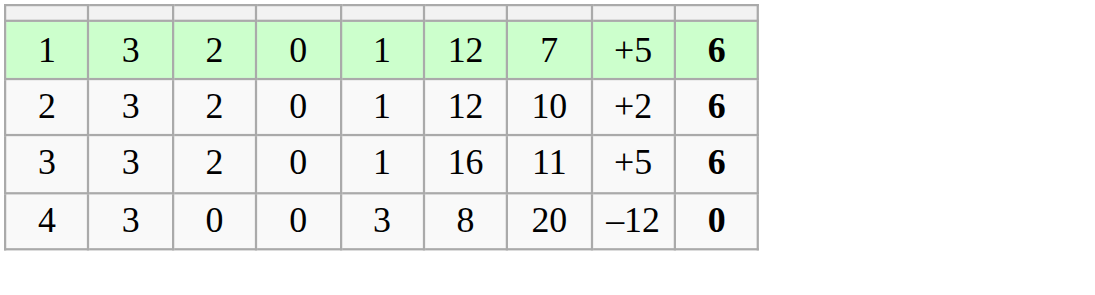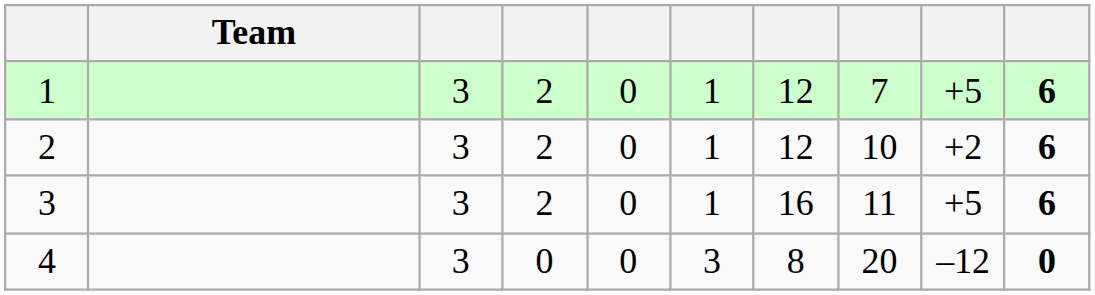+ column: (254, 32)
